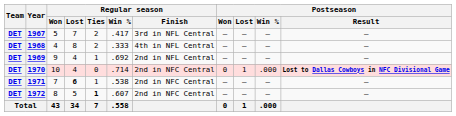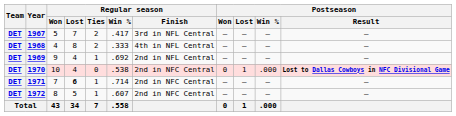(120, 70) .714 -> (120, 70) .538
(120, 82) .538 -> (120, 82) .714
(96, 94) bold -> (96, 94) normal
